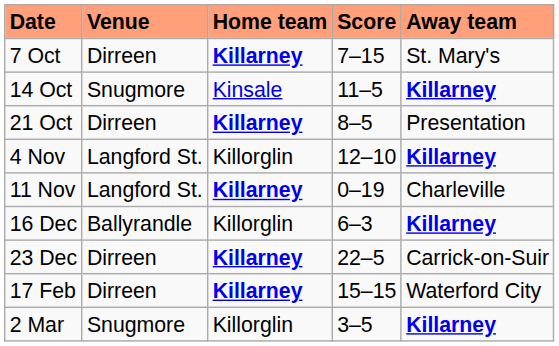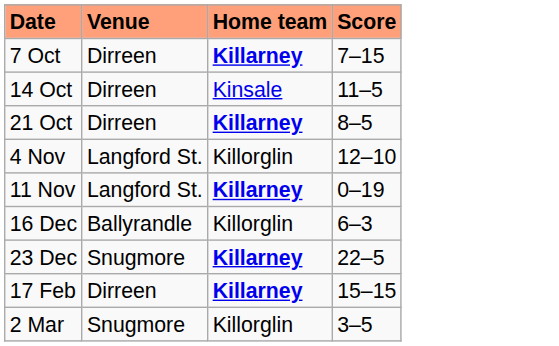- column: (462, 21)
(136, 89) Snugmore -> (122, 89) Dirreen
(122, 257) Dirreen -> (136, 257) Snugmore
